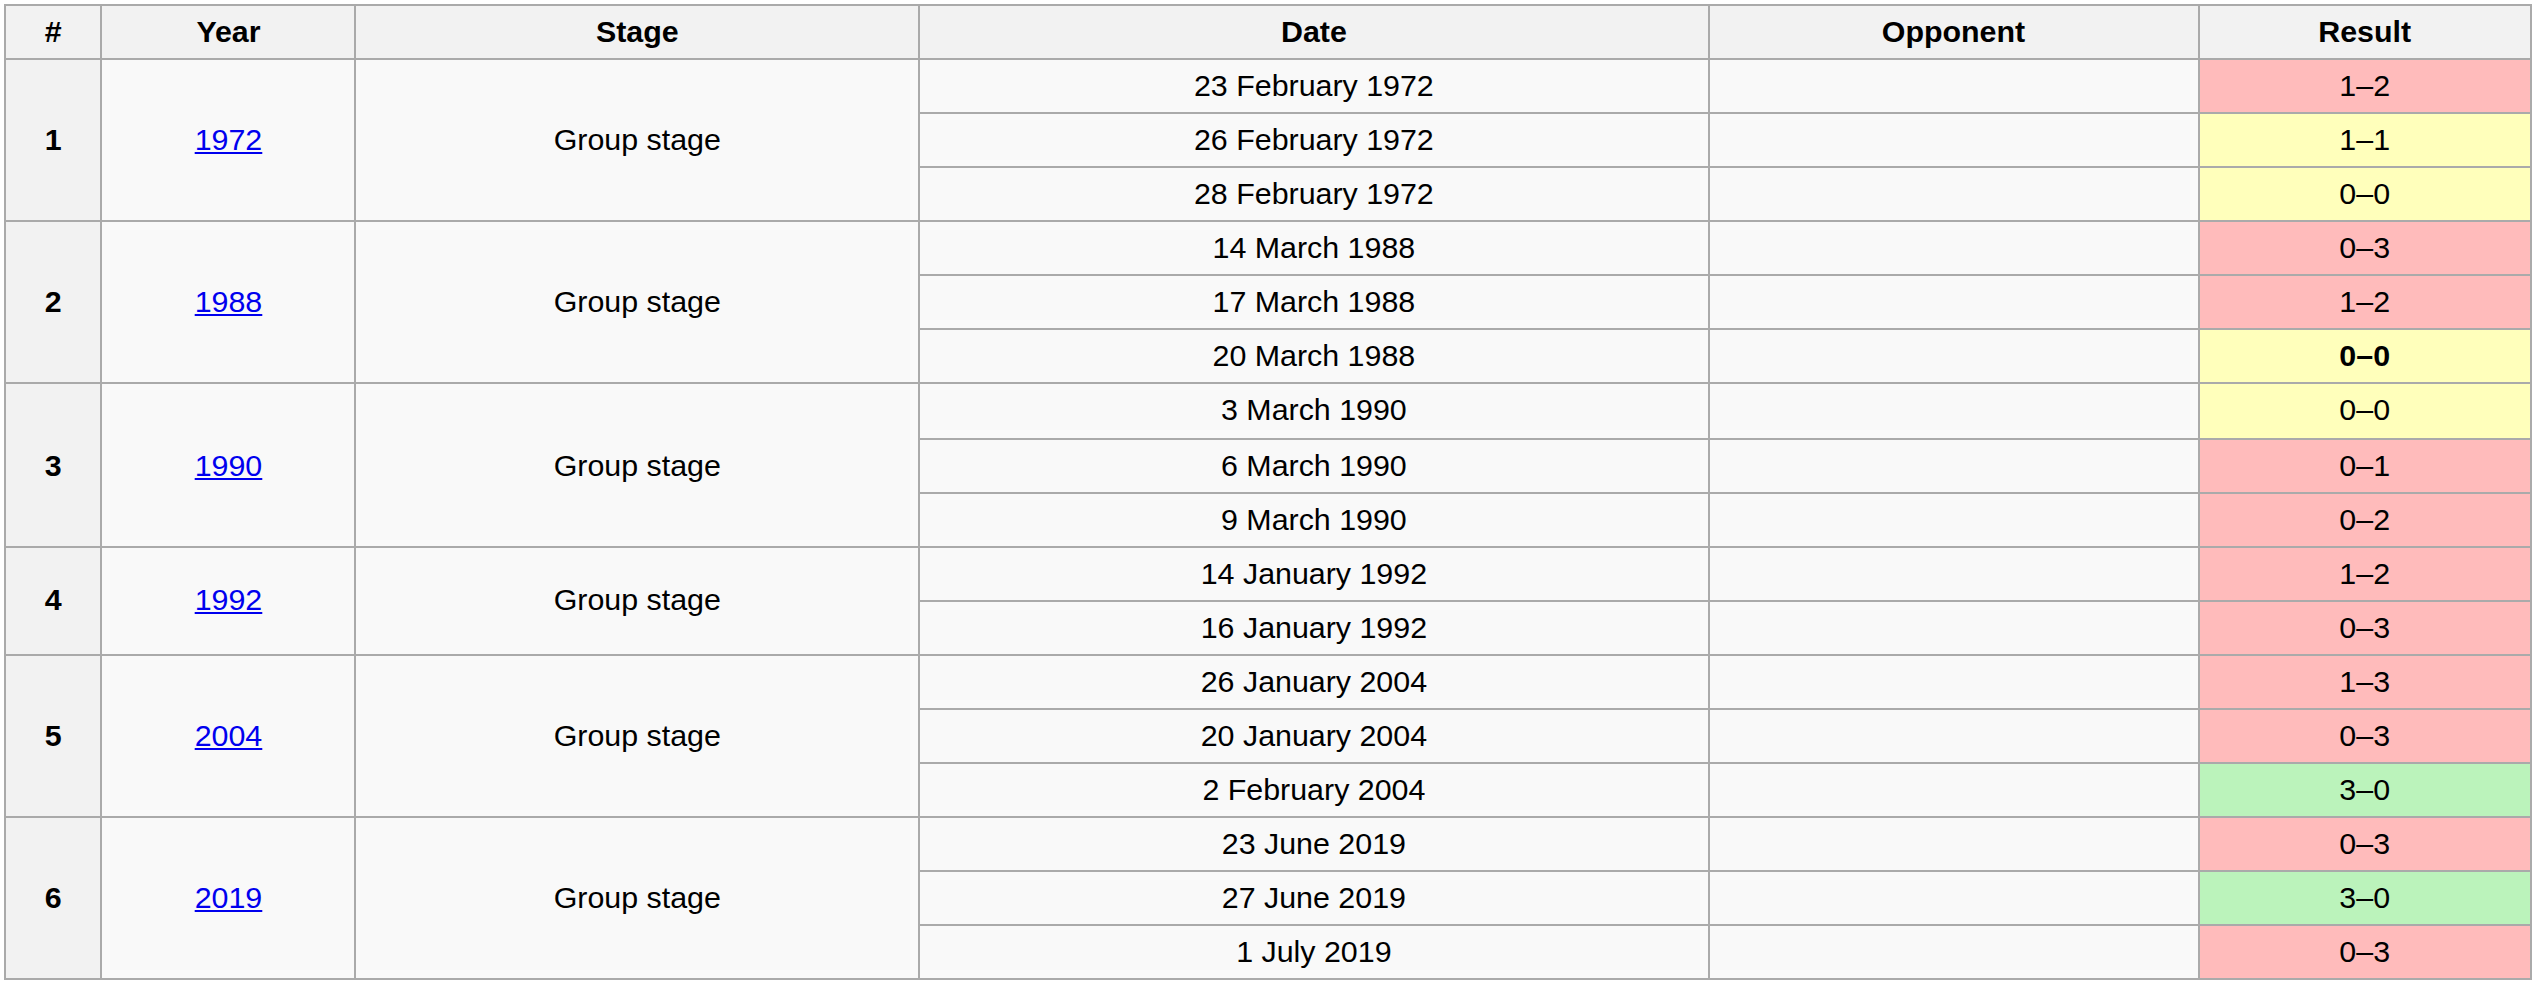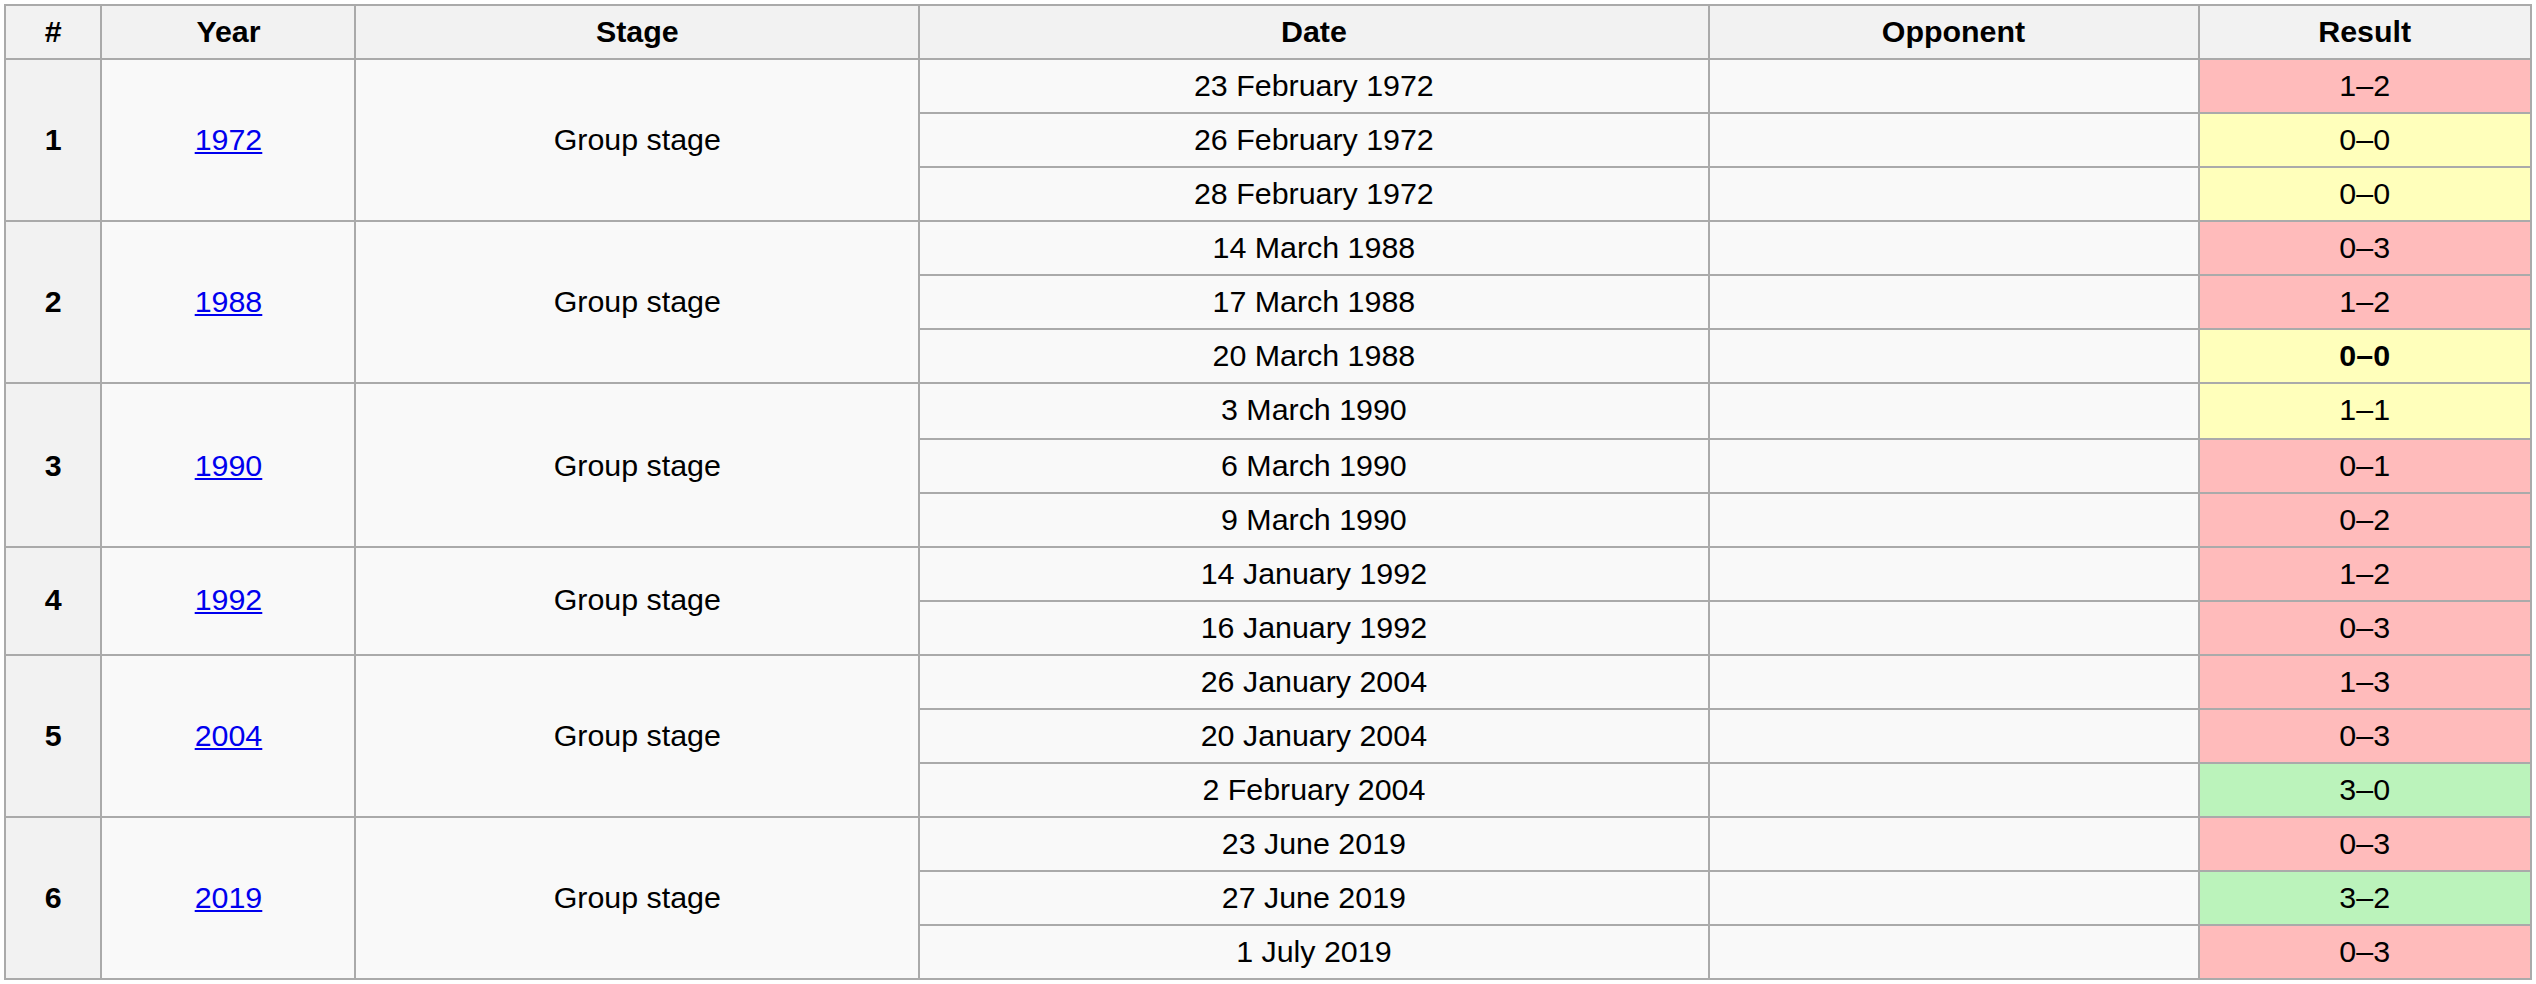(2365, 140) 1–1 -> (2365, 140) 0–0
(2365, 410) 0–0 -> (2365, 410) 1–1
(2365, 897) 3–0 -> (2365, 897) 3–2
